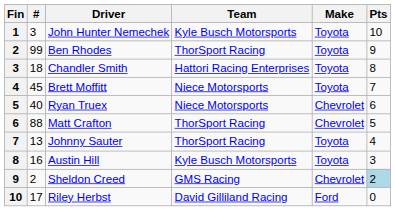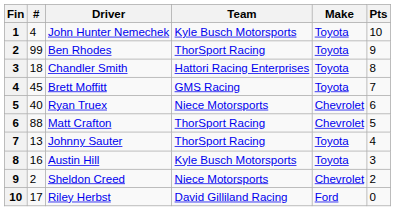(33, 32) 3 -> (33, 32) 4
(221, 87) Niece Motorsports -> (207, 87) GMS Racing
(207, 178) GMS Racing -> (221, 178) Niece Motorsports
(373, 178) lightblue background -> (373, 178) no background
